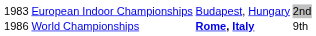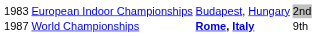(16, 26) 1986 -> (16, 26) 1987
